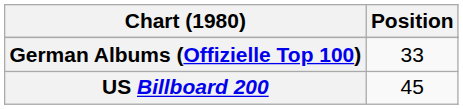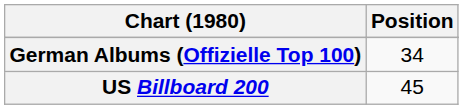(412, 54) 33 -> (412, 54) 34
